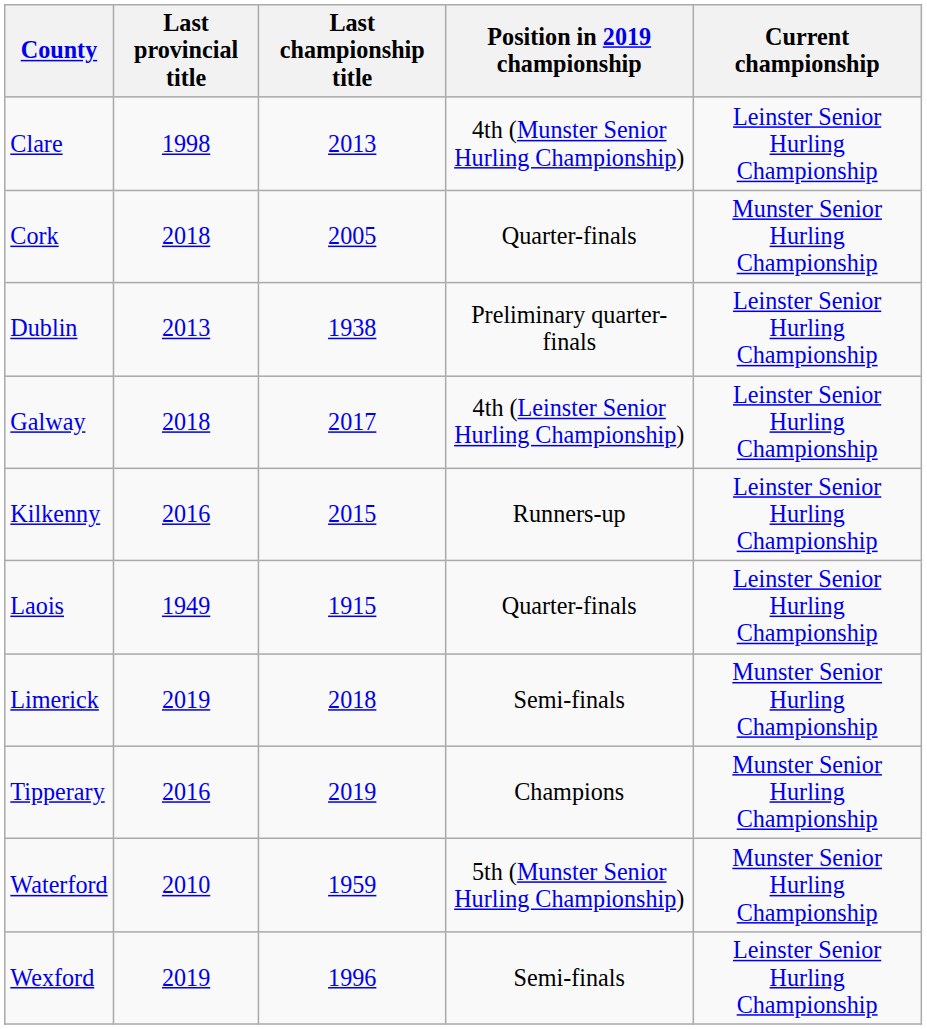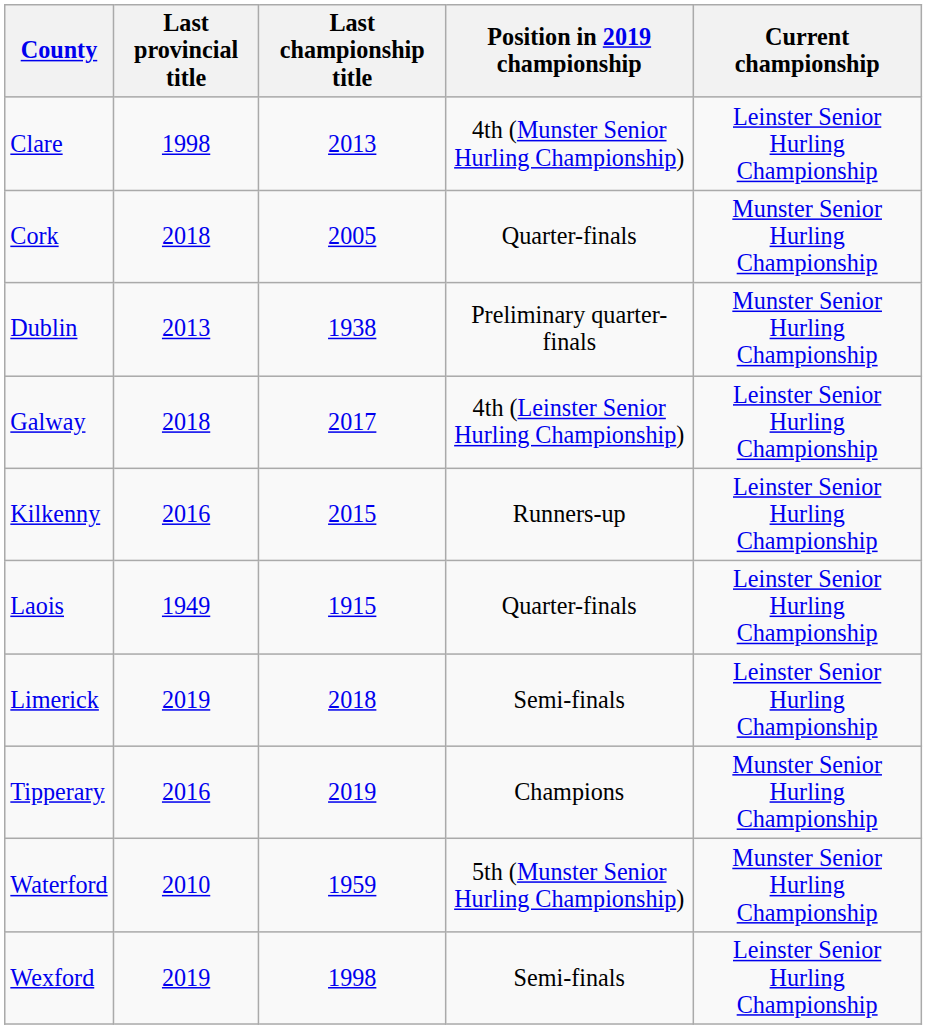(807, 328) Leinster Senior Hurling Championship -> (807, 328) Munster Senior Hurling Championship
(807, 699) Munster Senior Hurling Championship -> (807, 699) Leinster Senior Hurling Championship
(352, 977) 1996 -> (352, 977) 1998
